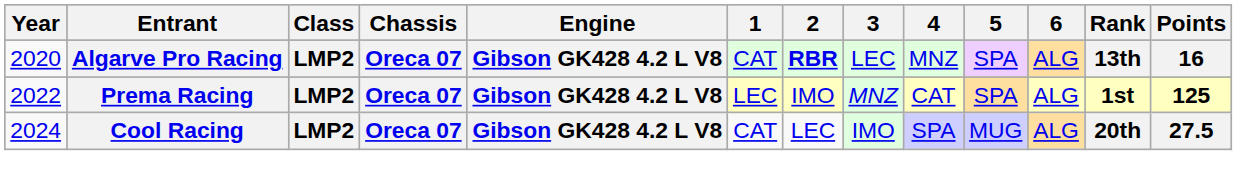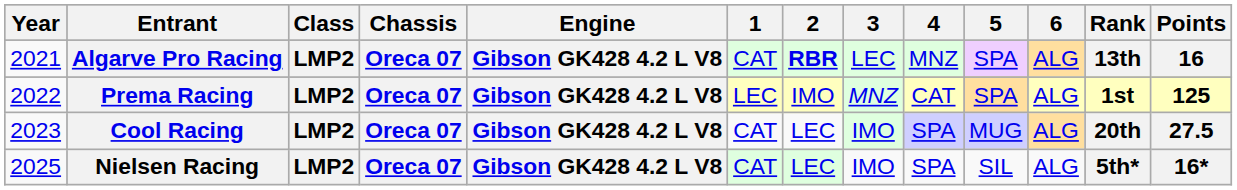(36, 58) 2020 -> (36, 58) 2021
(36, 130) 2024 -> (36, 130) 2023
+ row: (177, 167)
